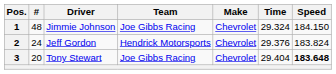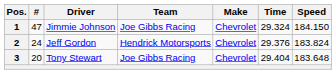(37, 27) 48 -> (37, 27) 47
(312, 58) bold -> (312, 58) normal
